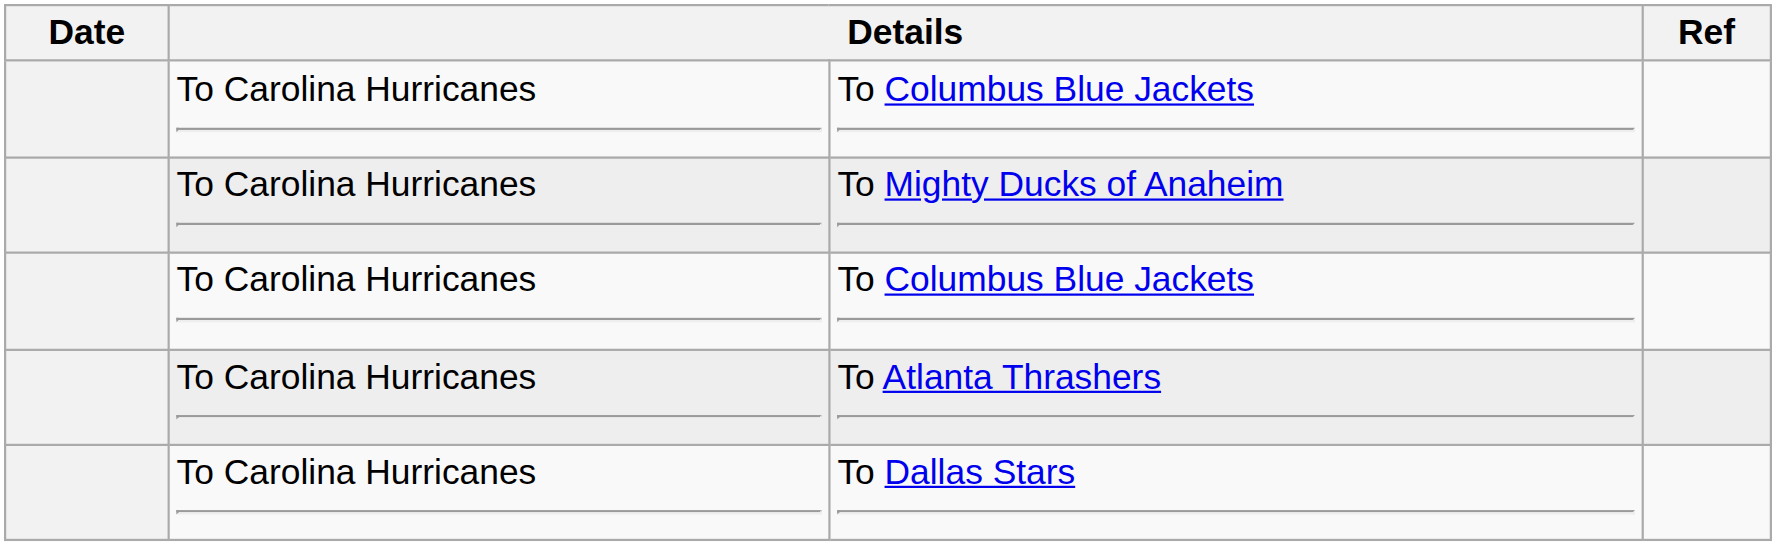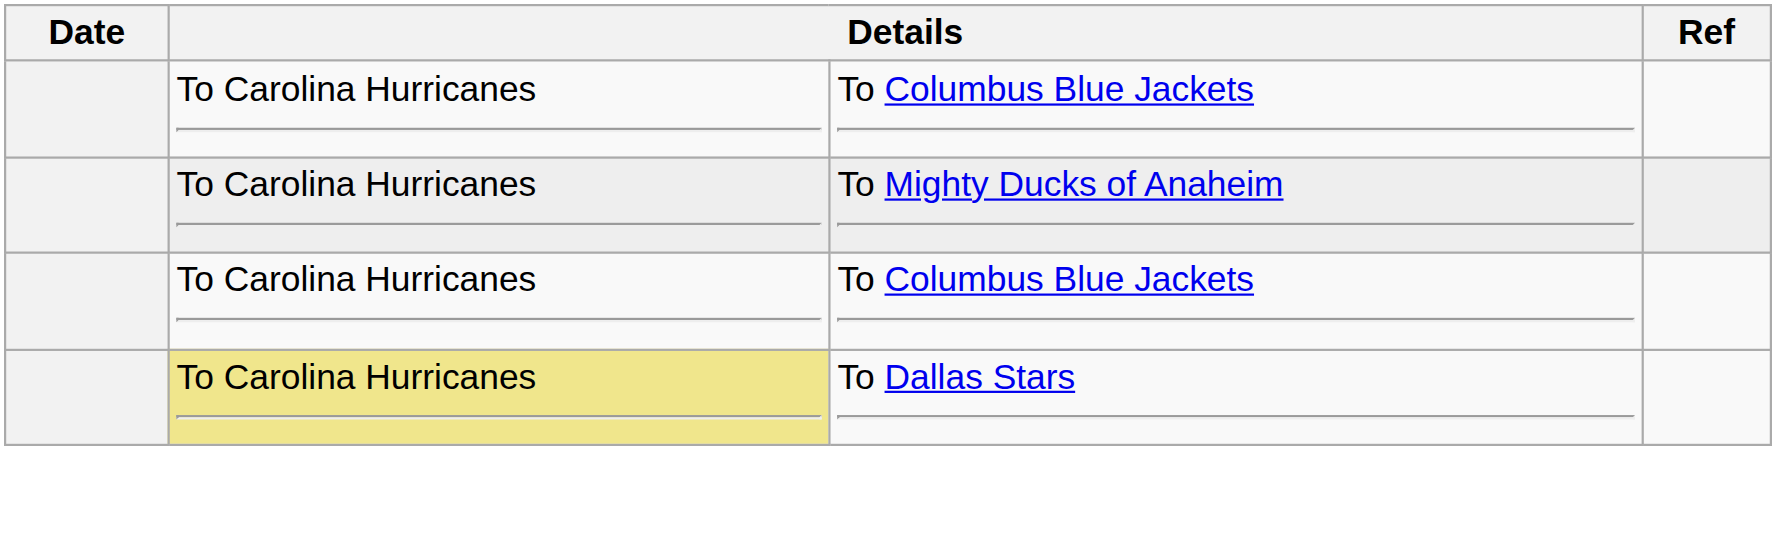- row: (87, 397)
(499, 484) no background -> (499, 388) khaki background
